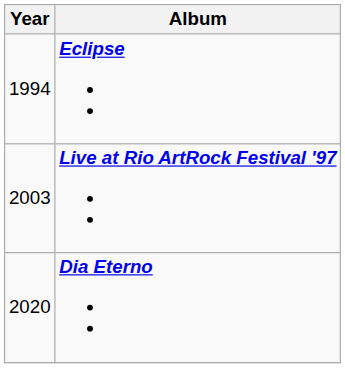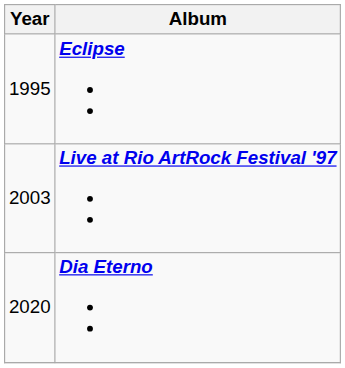(30, 88) 1994 -> (30, 88) 1995
